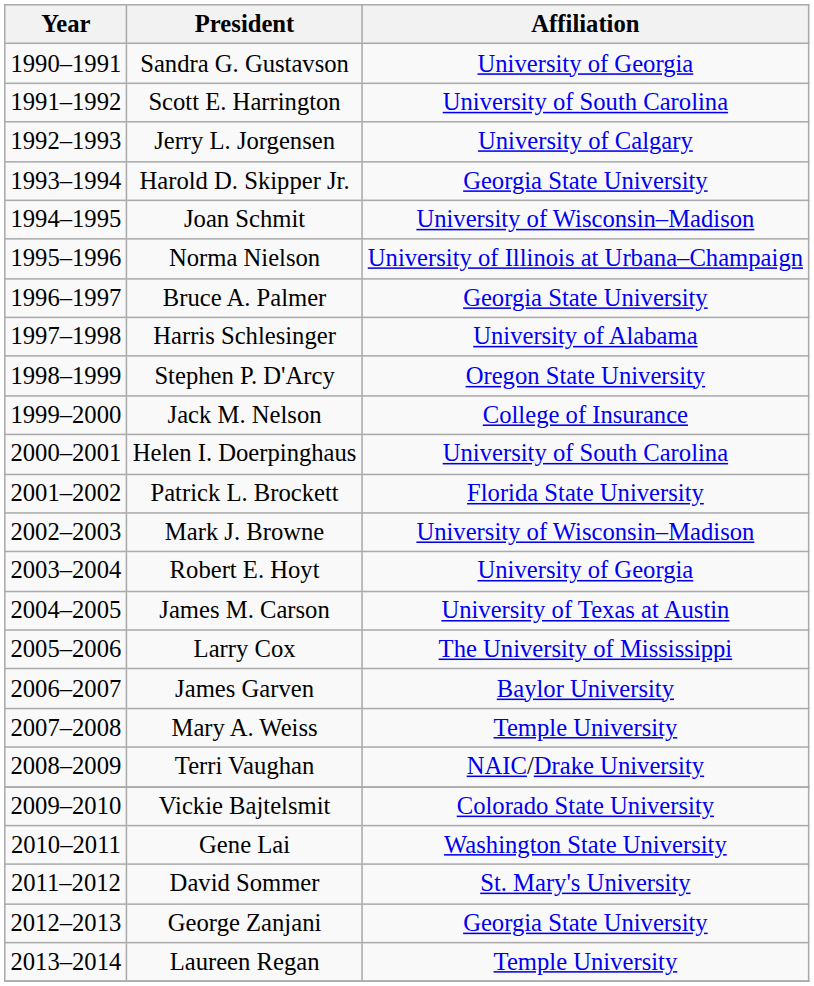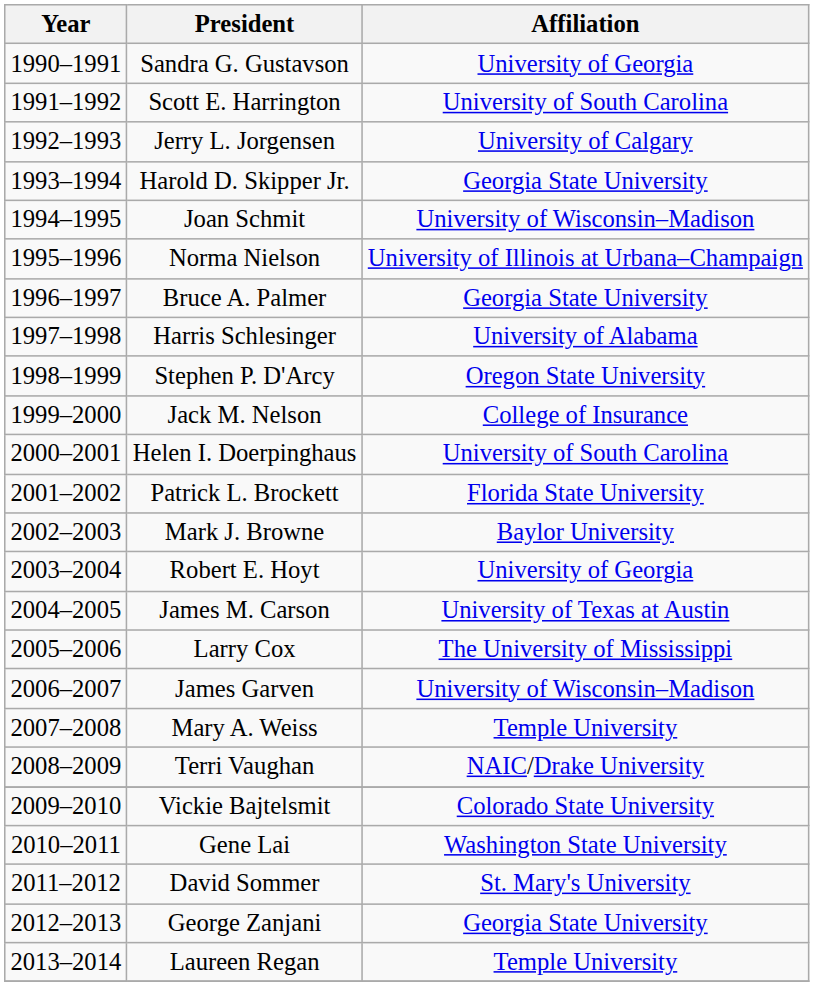(585, 532) University of Wisconsin–Madison -> (585, 532) Baylor University
(585, 688) Baylor University -> (585, 688) University of Wisconsin–Madison
